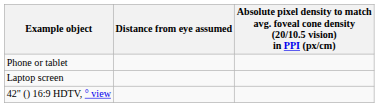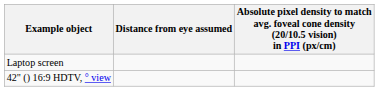- row: (37, 62)
